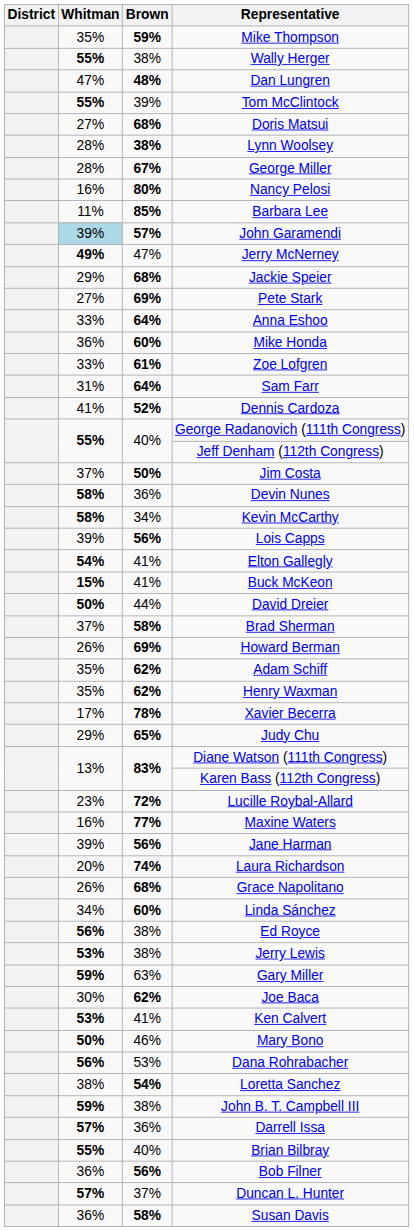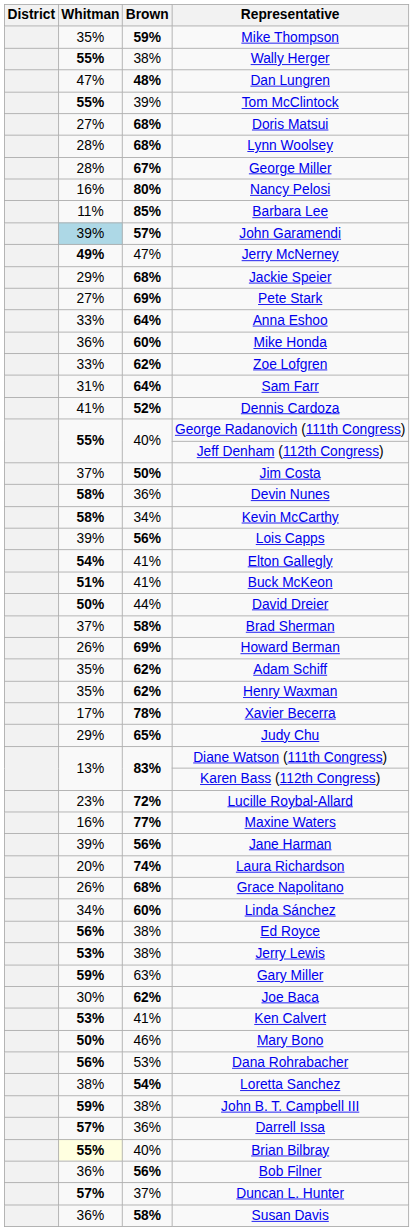(147, 146) 38% -> (147, 146) 68%
(147, 364) 61% -> (147, 364) 62%
(90, 582) 15% -> (90, 582) 51%
(90, 1150) no background -> (90, 1150) lightyellow background
